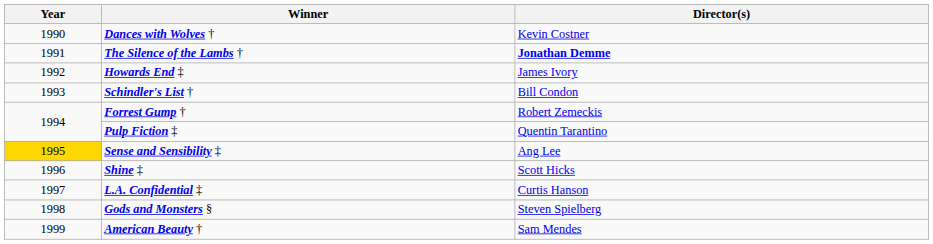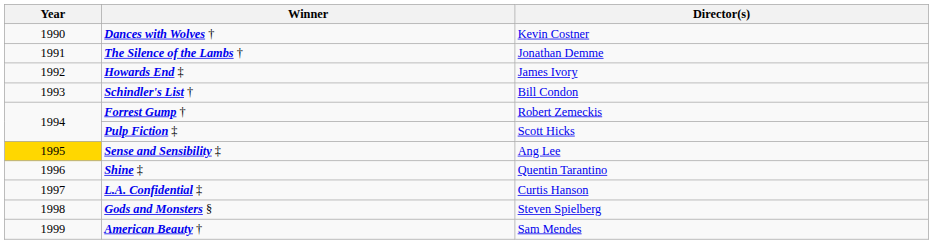(564, 53) bold -> (561, 53) normal
(562, 131) Quentin Tarantino -> (546, 131) Scott Hicks
(546, 170) Scott Hicks -> (562, 170) Quentin Tarantino
